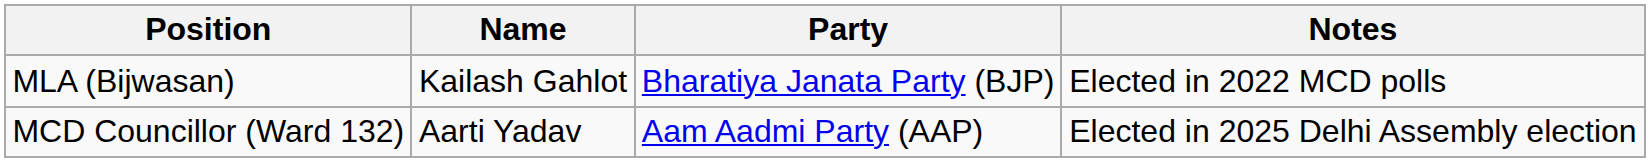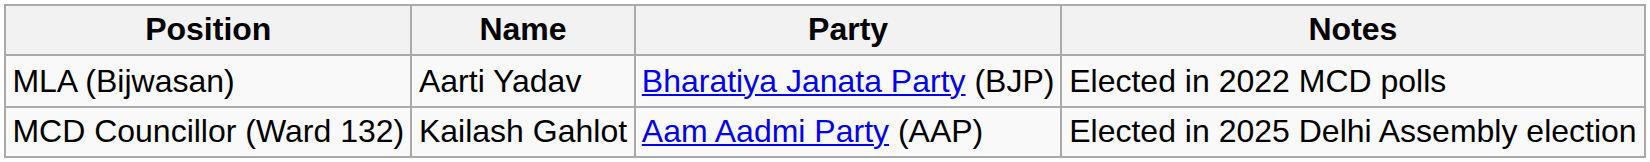(523, 80) Kailash Gahlot -> (500, 80) Aarti Yadav
(500, 131) Aarti Yadav -> (523, 131) Kailash Gahlot
